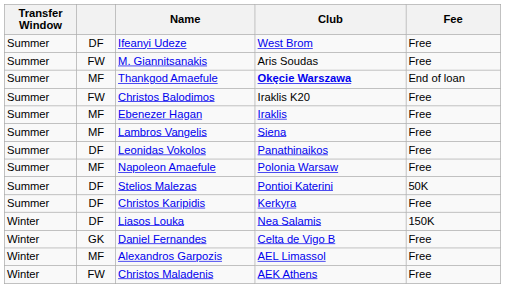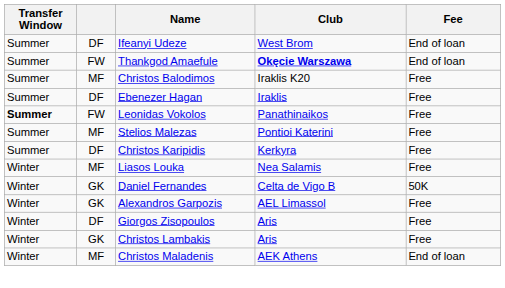(420, 43) Free -> (437, 43) End of loan
- row: (163, 61)
(96, 79) MF -> (96, 61) FW
(96, 97) FW -> (96, 79) MF
(96, 114) MF -> (96, 97) DF
- row: (162, 132)
(28, 150) normal -> (29, 114) bold
(96, 150) DF -> (96, 114) FW
- row: (167, 168)
(96, 185) DF -> (96, 132) MF
(418, 185) 50K -> (420, 132) Free
(96, 221) DF -> (96, 168) MF
(421, 221) 150K -> (420, 168) Free
(420, 239) Free -> (418, 185) 50K
(96, 256) MF -> (96, 203) GK
+ row: (166, 221)
+ row: (164, 239)
(96, 274) FW -> (96, 256) MF
(420, 274) Free -> (437, 256) End of loan
